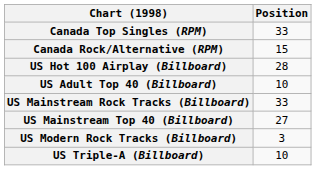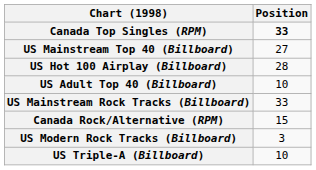(282, 31) normal -> (282, 31) bold
rows swapped: (129, 49) <-> (129, 120)
